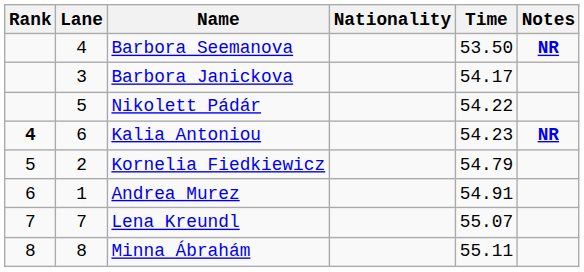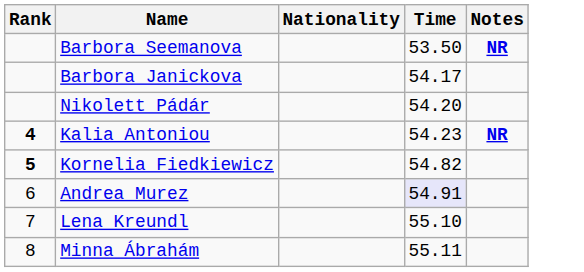- column: (82, 19)
(486, 106) 54.22 -> (435, 106) 54.20
(30, 164) normal -> (30, 164) bold
(486, 164) 54.79 -> (435, 164) 54.82
(486, 193) no background -> (435, 193) lavender background
(486, 222) 55.07 -> (435, 222) 55.10
